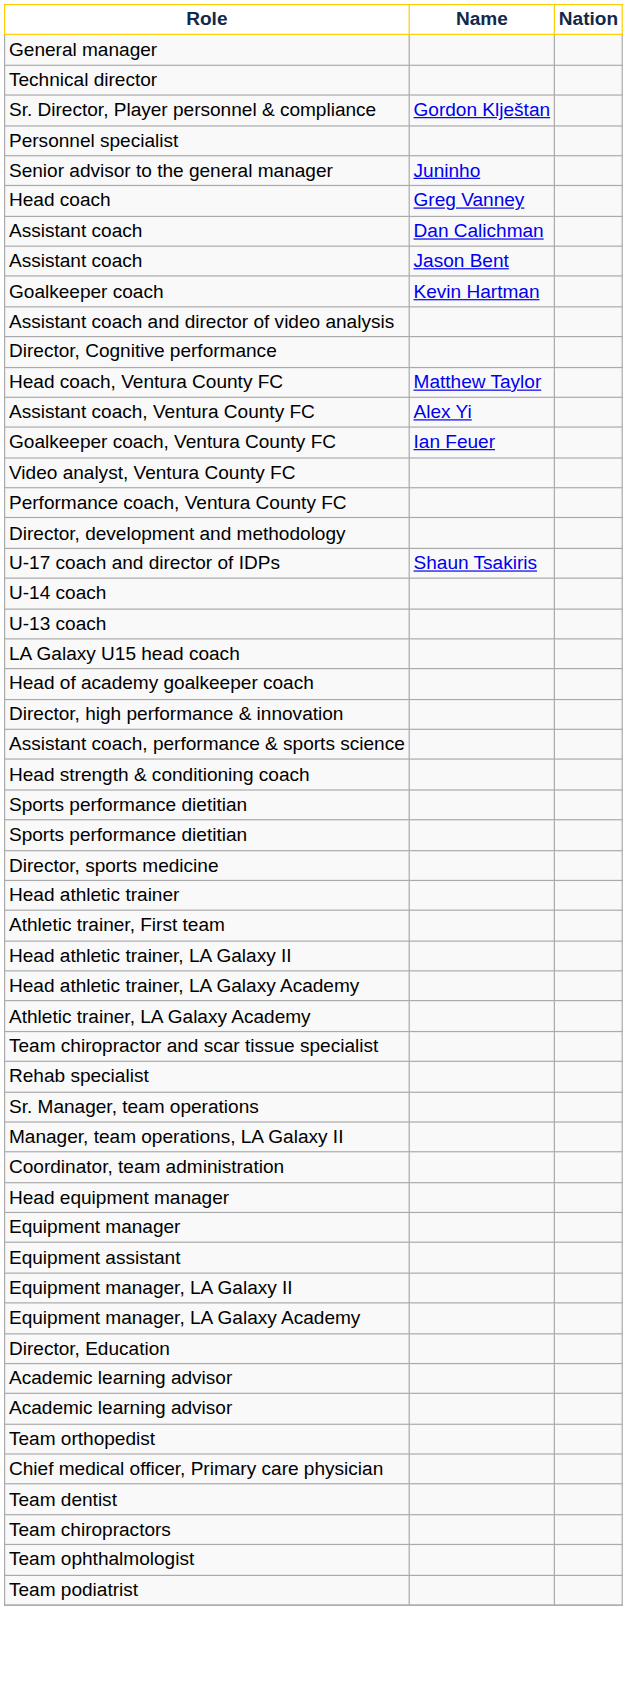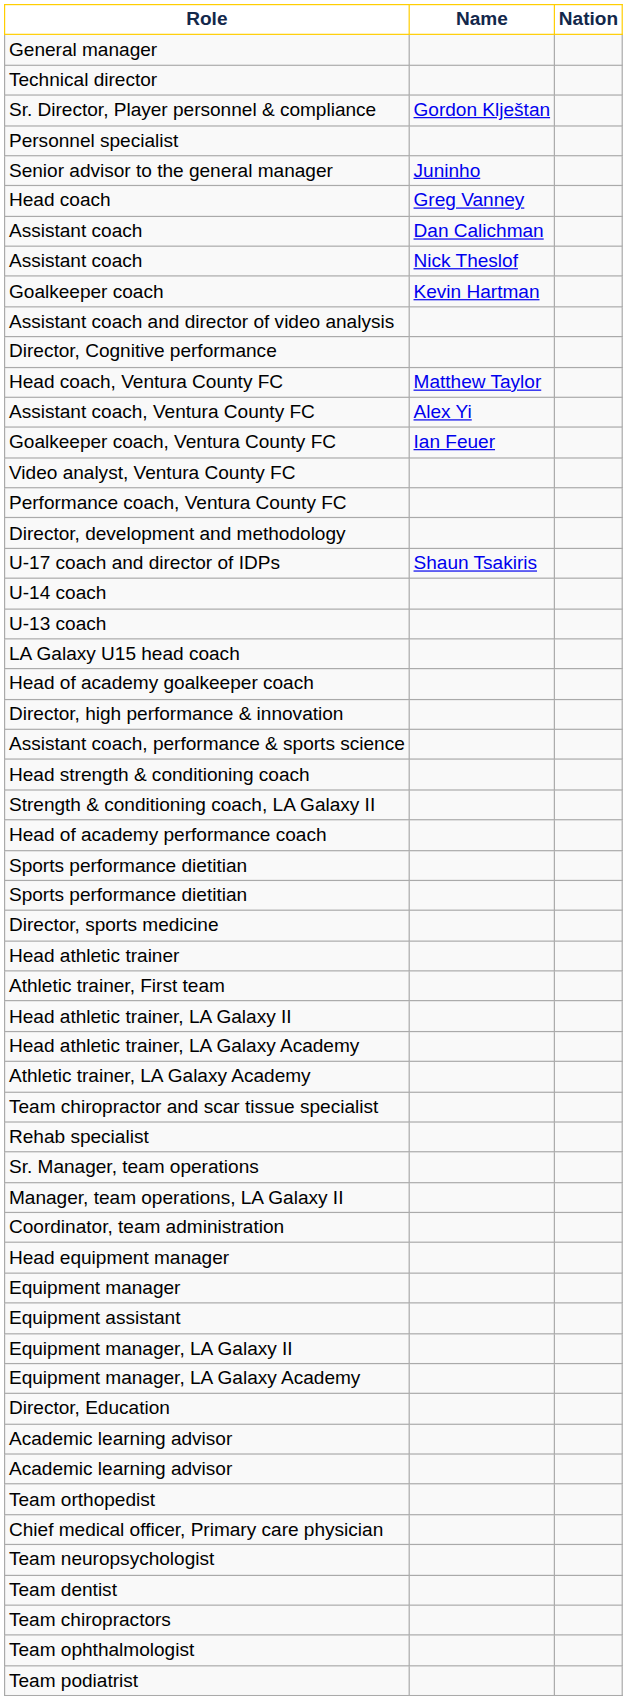+ row: (76, 261)
- row: (76, 261)
+ row: (192, 804)
+ row: (168, 834)
+ row: (112, 1559)
